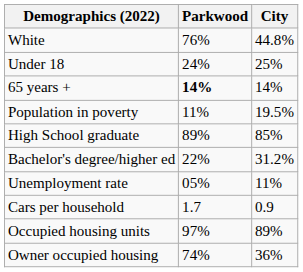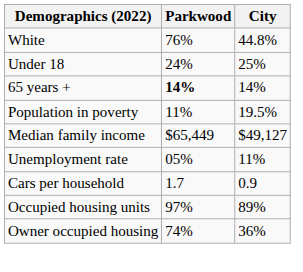+ row: (76, 135)
- row: (74, 135)
- row: (92, 159)
